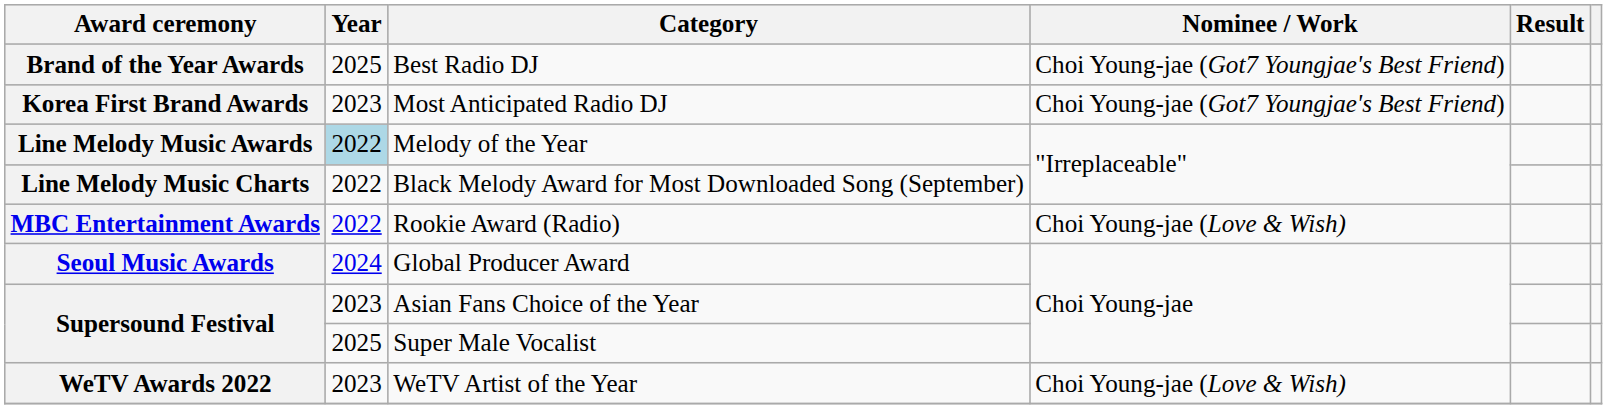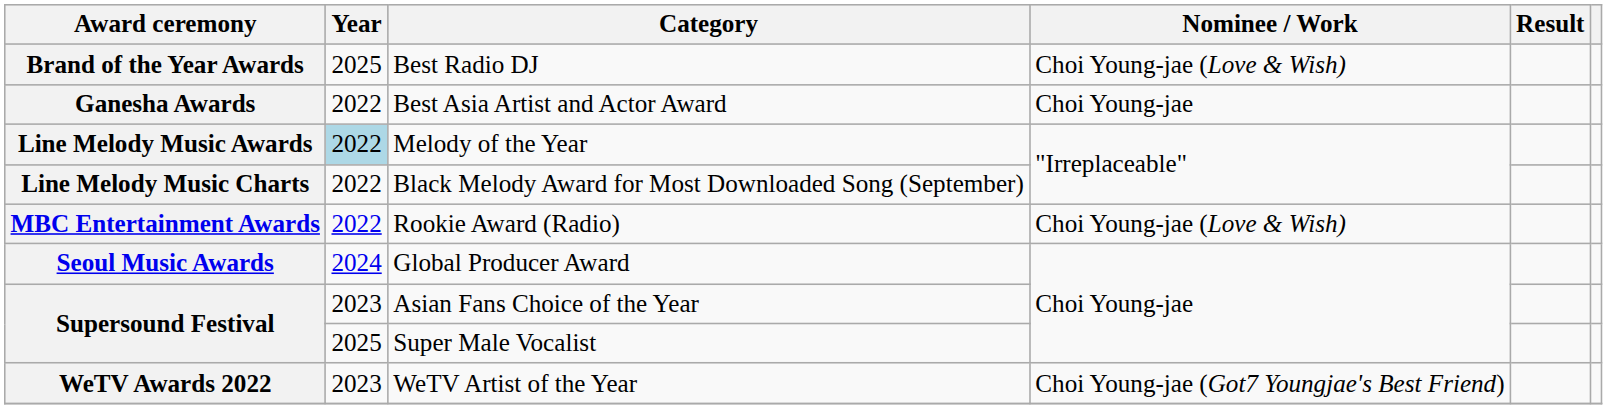(1270, 64) Choi Young-jae (Got7 Youngjae's Best Friend) -> (1191, 64) Choi Young-jae (Love & Wish)
+ row: (165, 104)
- row: (165, 104)
(1191, 382) Choi Young-jae (Love & Wish) -> (1270, 382) Choi Young-jae (Got7 Youngjae's Best Friend)
